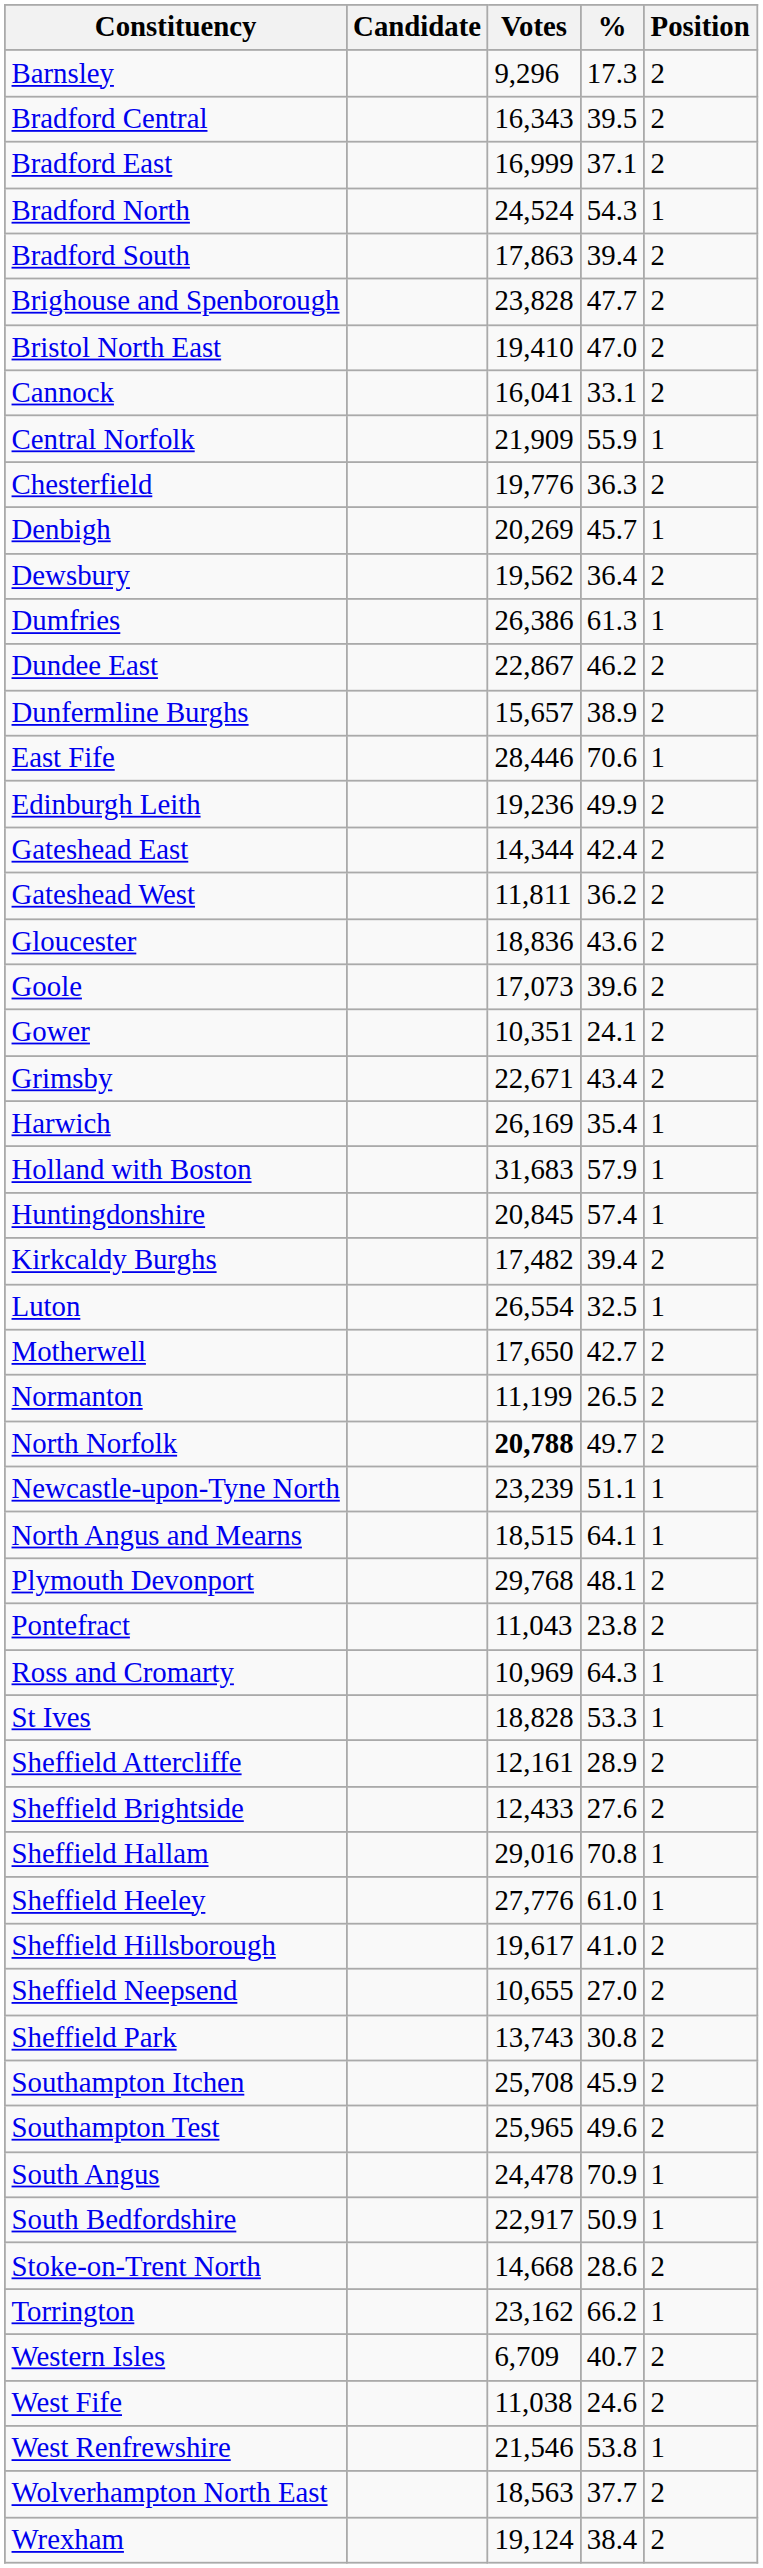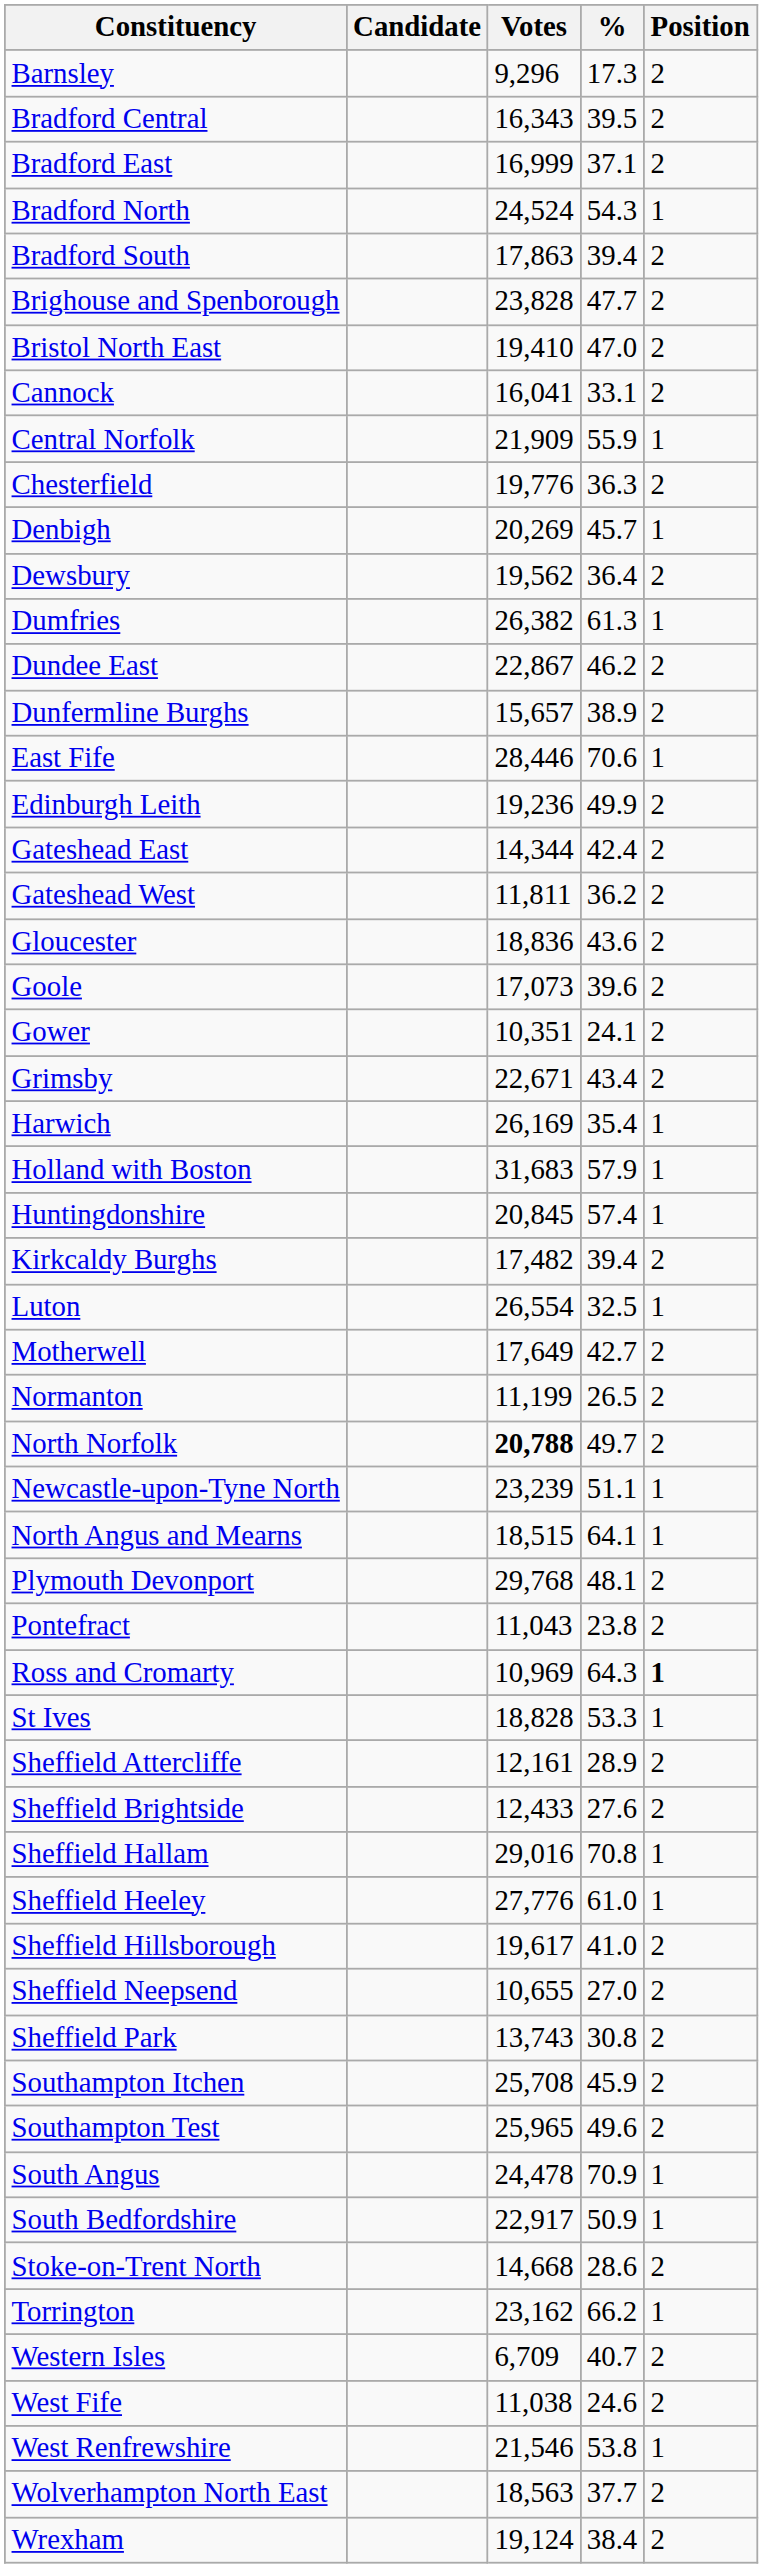(534, 621) 26,386 -> (534, 621) 26,382
(534, 1351) 17,650 -> (534, 1351) 17,649
(658, 1671) normal -> (658, 1671) bold
